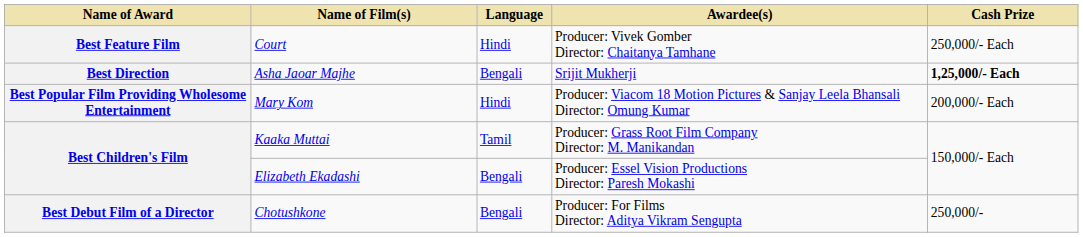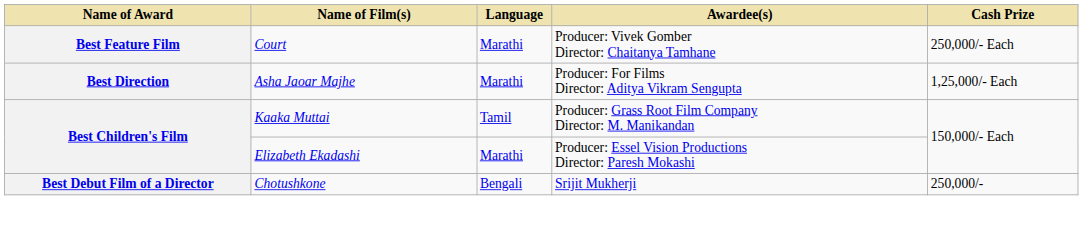(495, 44) Hindi -> (501, 44) Marathi
(501, 73) Bengali -> (501, 81) Marathi
(596, 73) Srijit Mukherji -> (648, 81) Producer: For Films Director: Aditya Vikram Sengupta
(975, 73) bold -> (974, 81) normal
- row: (284, 102)
(501, 176) Bengali -> (501, 155) Marathi
(648, 213) Producer: For Films Director: Aditya Vikram Sengupta -> (596, 184) Srijit Mukherji
